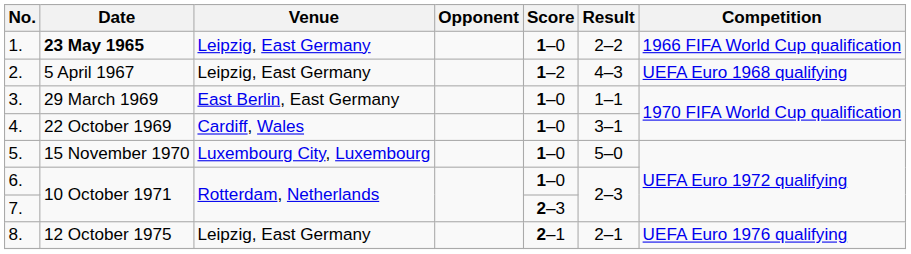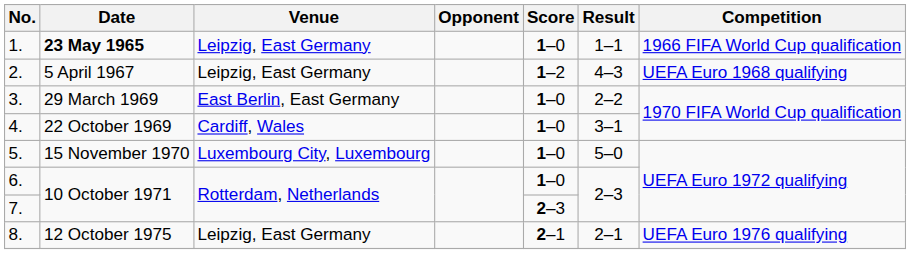(609, 45) 2–2 -> (609, 45) 1–1
(609, 99) 1–1 -> (609, 99) 2–2
